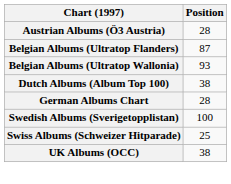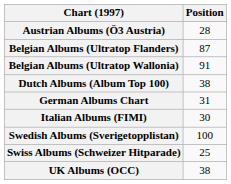(205, 65) 93 -> (205, 65) 91
(205, 100) 28 -> (205, 100) 31
+ row: (94, 118)
